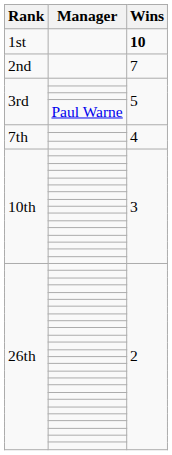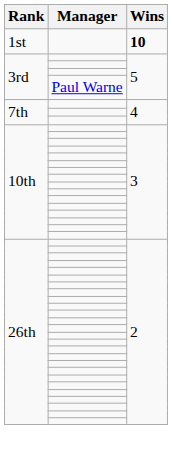- row: (20, 66)
